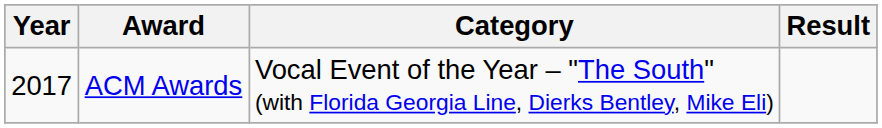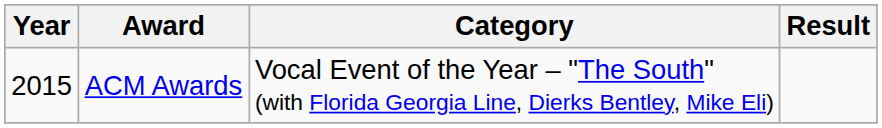(42, 84) 2017 -> (42, 84) 2015
